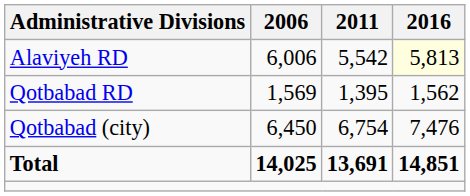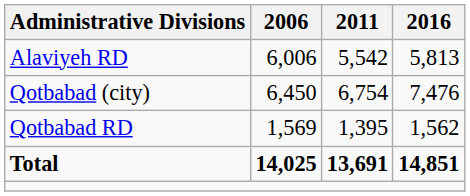(434, 57) lightyellow background -> (434, 57) no background
rows swapped: (71, 92) <-> (80, 127)
